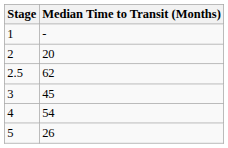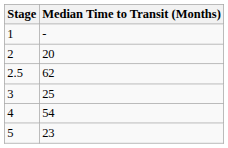(48, 93) 45 -> (48, 93) 25
(48, 133) 26 -> (48, 133) 23
